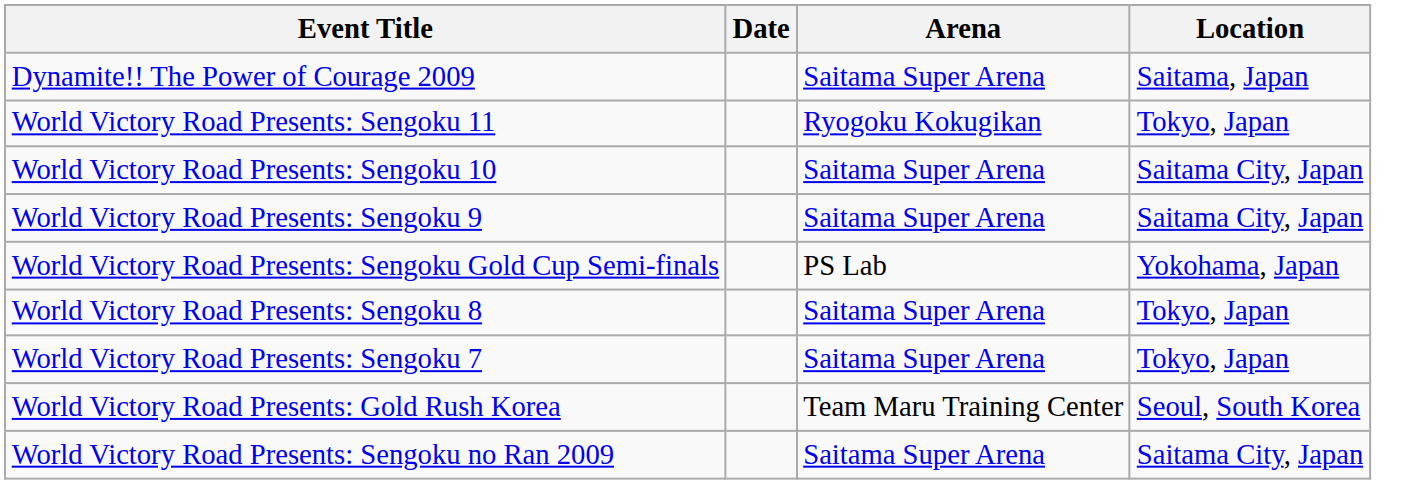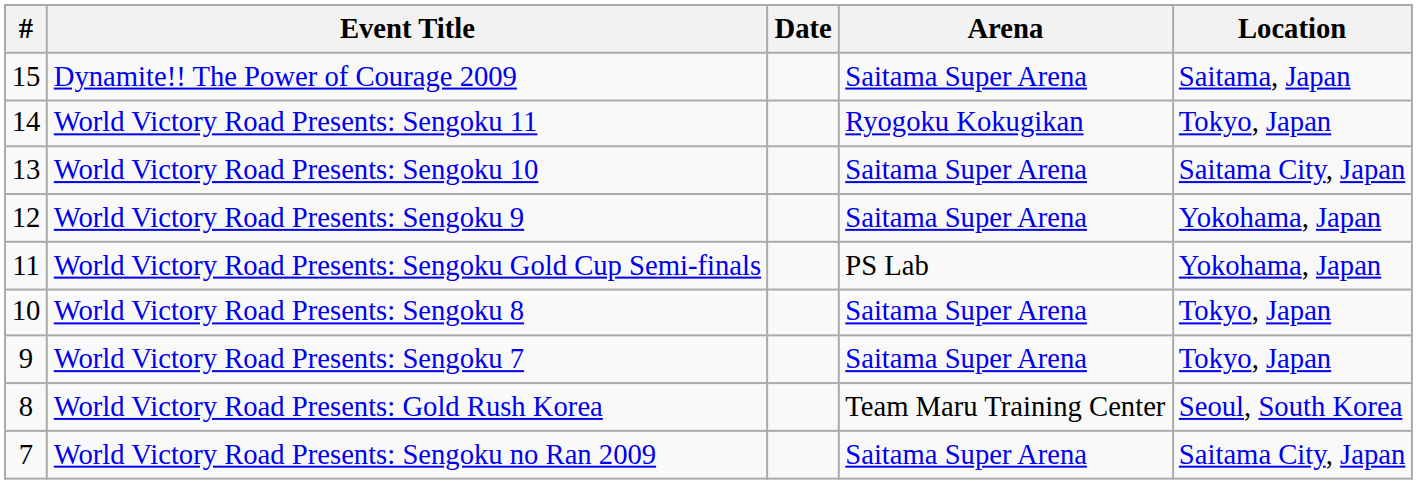+ column: (26, 28)
(1250, 217) Saitama City, Japan -> (1280, 217) Yokohama, Japan
